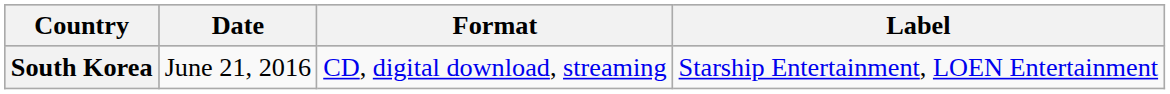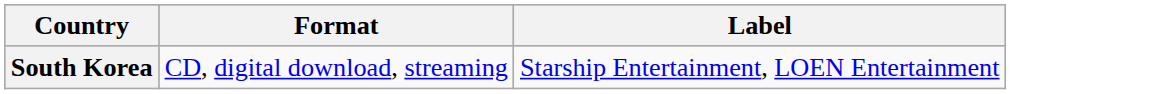- column: (238, 25)
